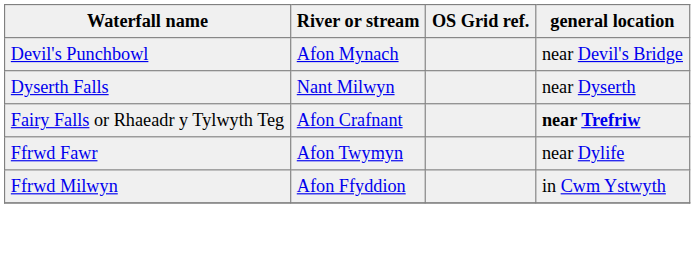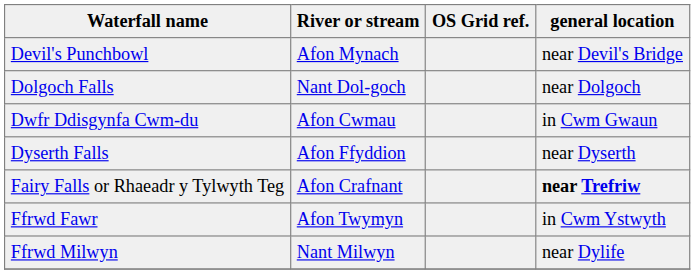+ row: (62, 87)
+ row: (105, 120)
(346, 87) Nant Milwyn -> (351, 153) Afon Ffyddion
(583, 153) near Dylife -> (604, 219) in Cwm Ystwyth
(351, 186) Afon Ffyddion -> (346, 252) Nant Milwyn
(604, 186) in Cwm Ystwyth -> (583, 252) near Dylife
